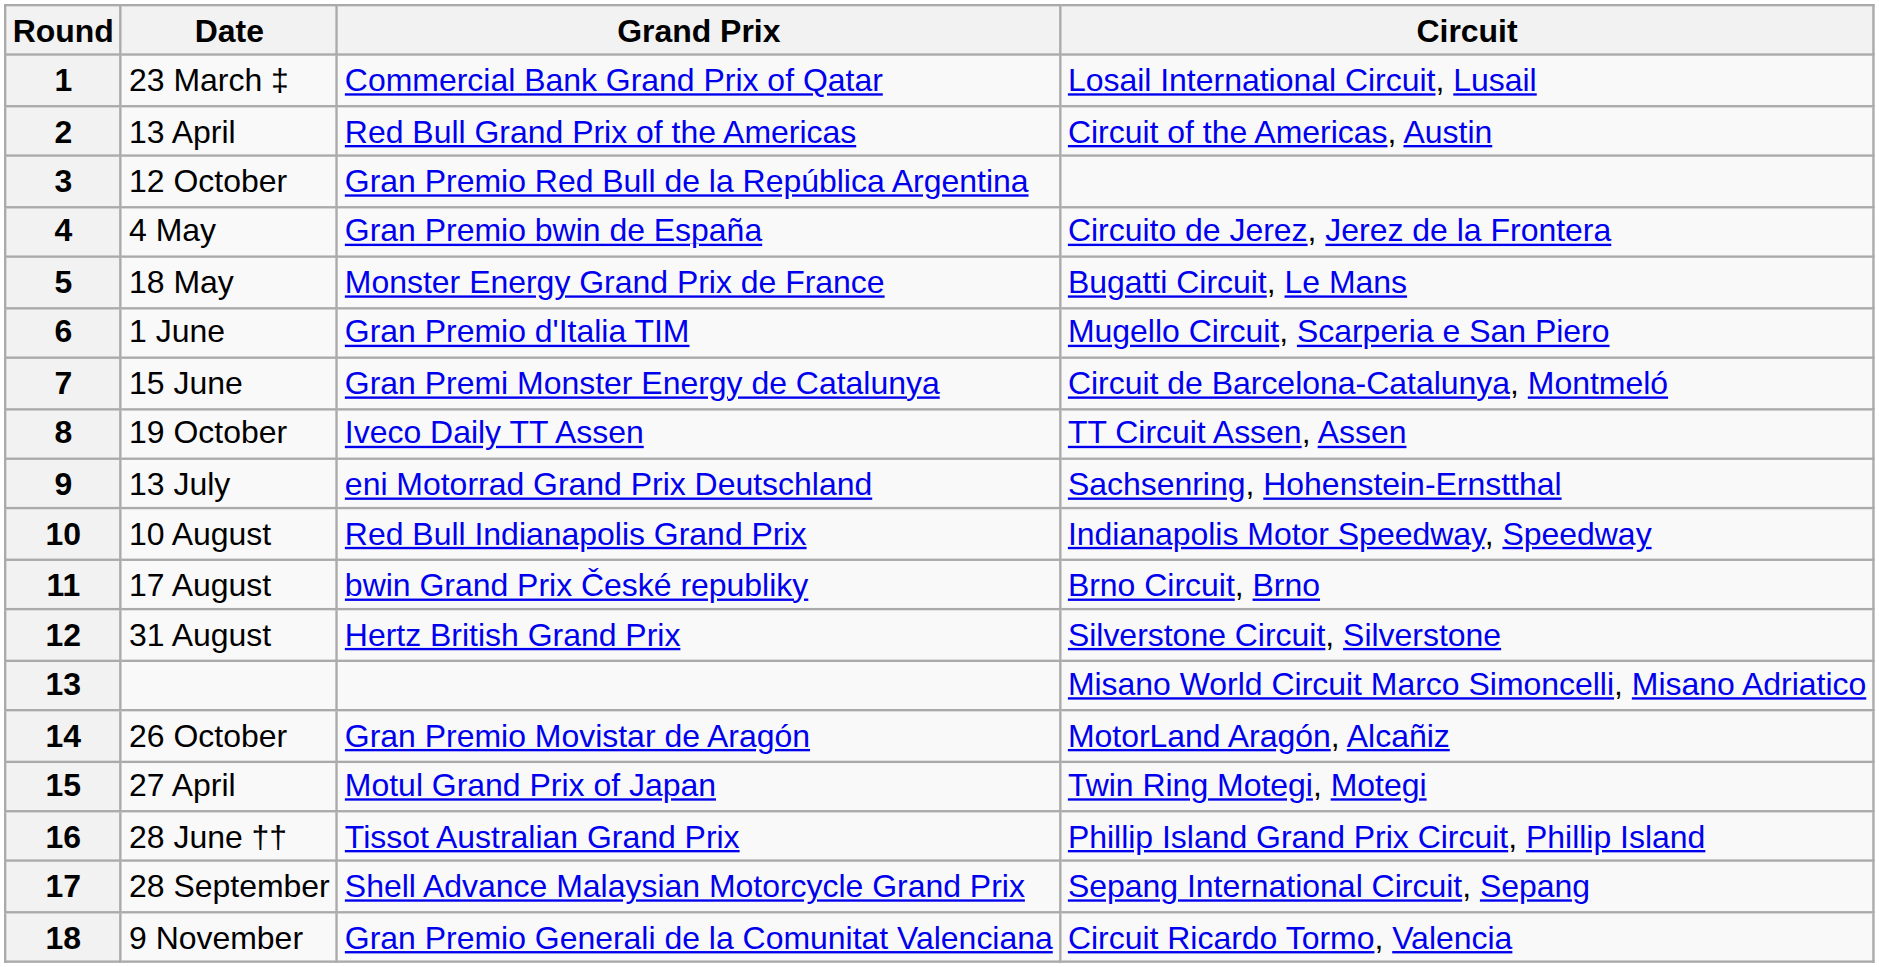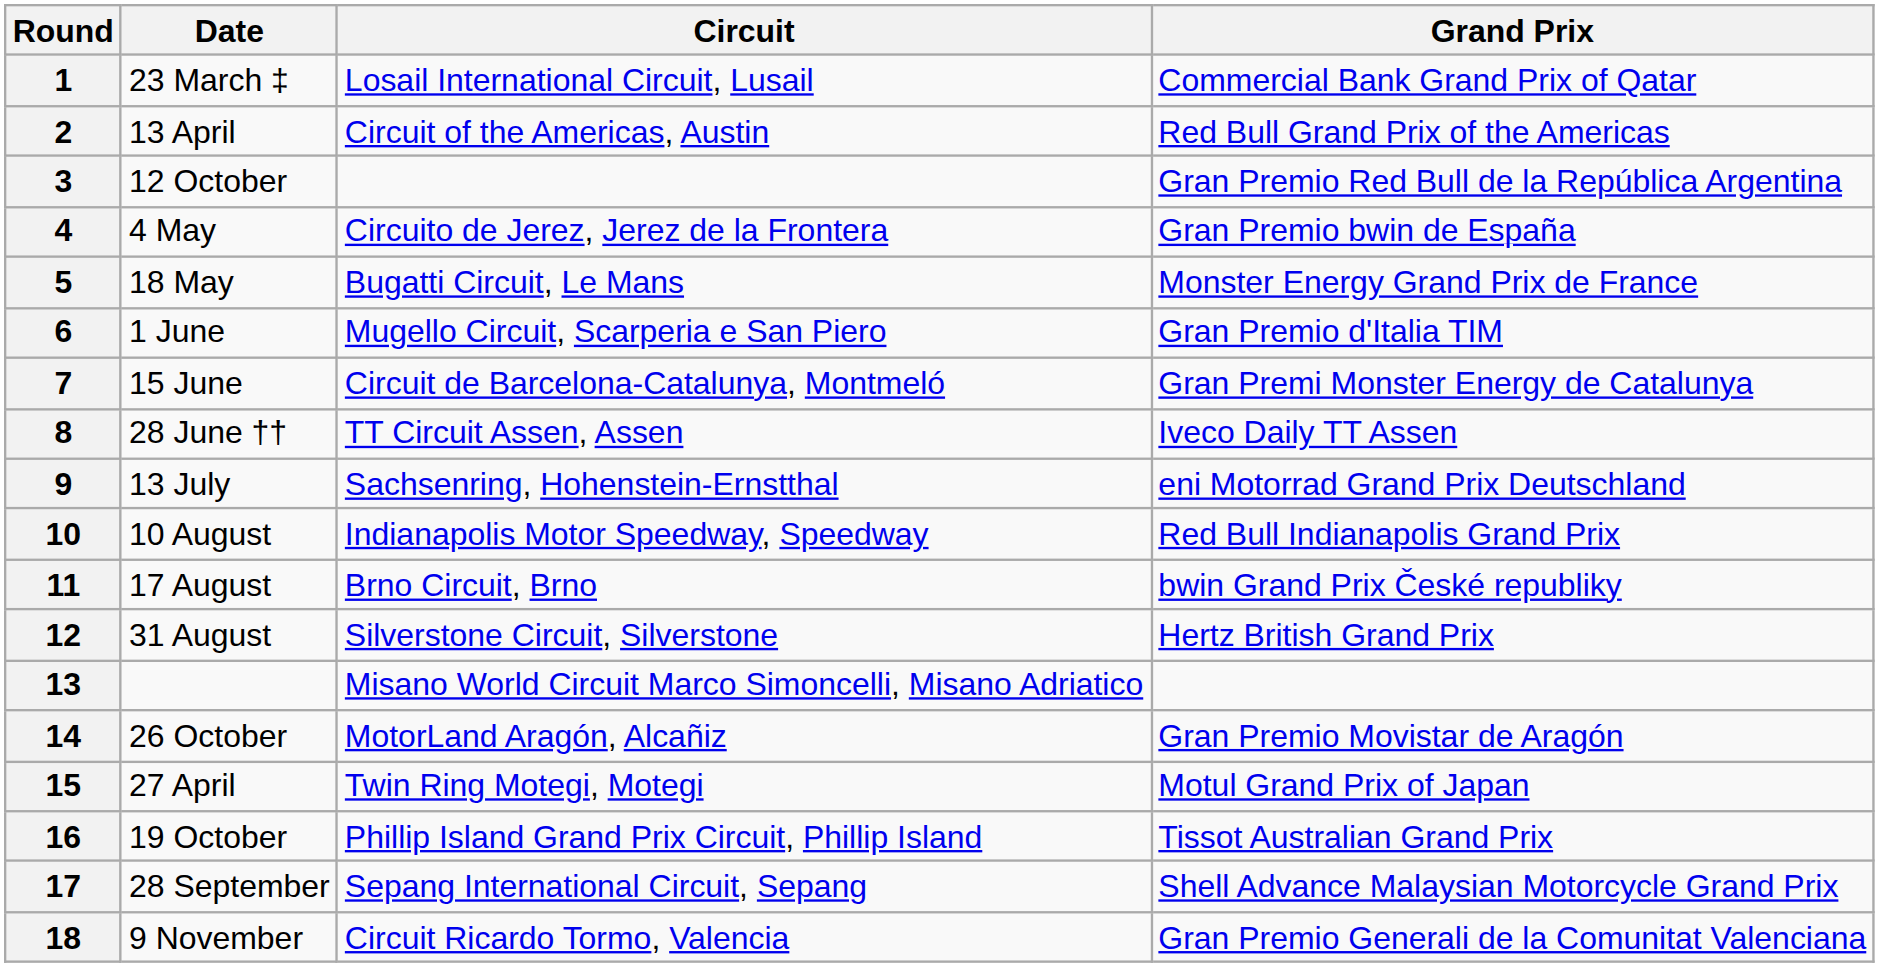columns swapped: (699, 30) <-> (1467, 30)
(208, 433) 19 October -> (208, 433) 28 June ††
(208, 836) 28 June †† -> (208, 836) 19 October
